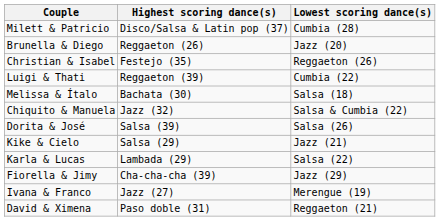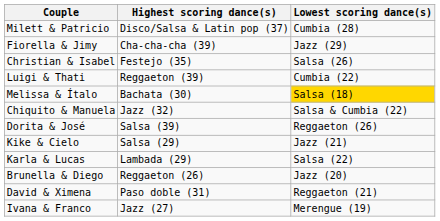rows swapped: (52, 176) <-> (55, 45)
(336, 61) Reggaeton (26) -> (324, 61) Salsa (26)
(324, 94) no background -> (324, 94) gold background
(324, 127) Salsa (26) -> (336, 127) Reggaeton (26)
rows swapped: (49, 192) <-> (49, 208)
